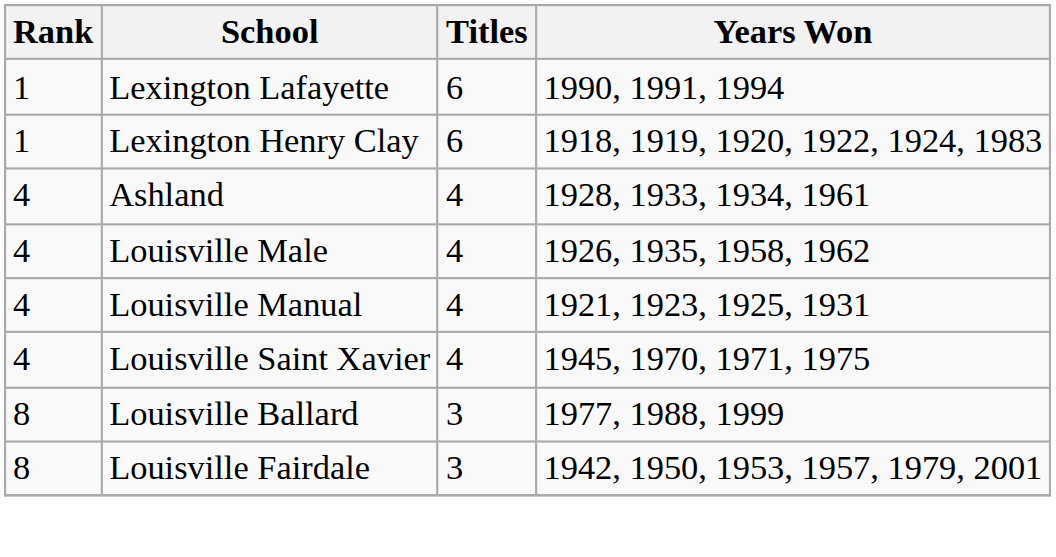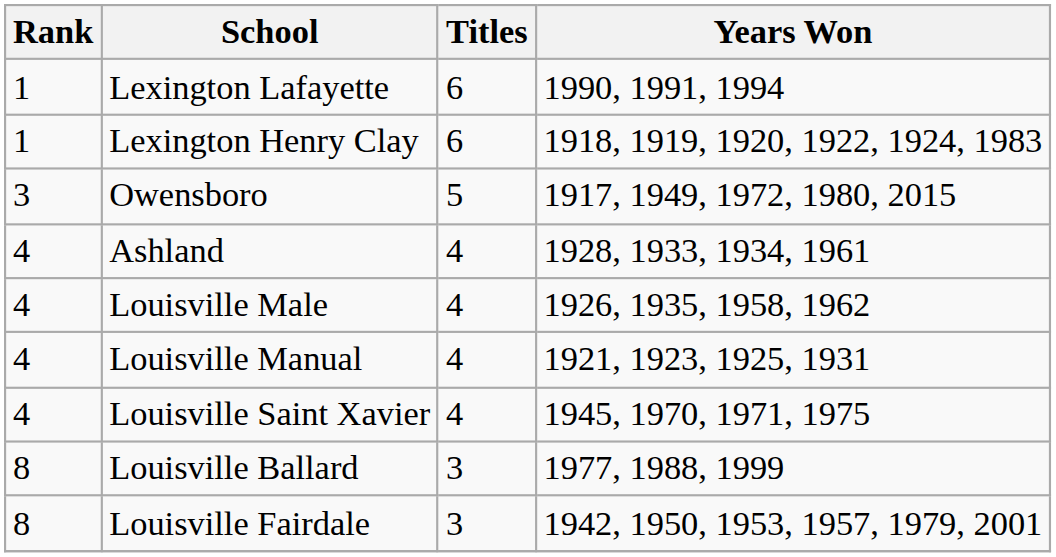+ row: (188, 195)
